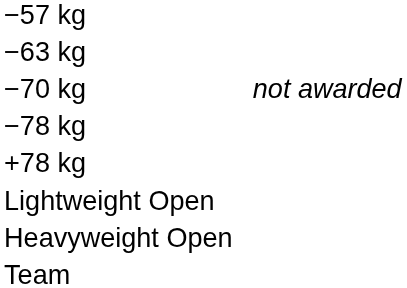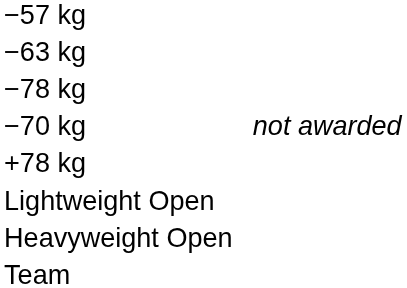rows swapped: (45, 89) <-> (45, 126)
